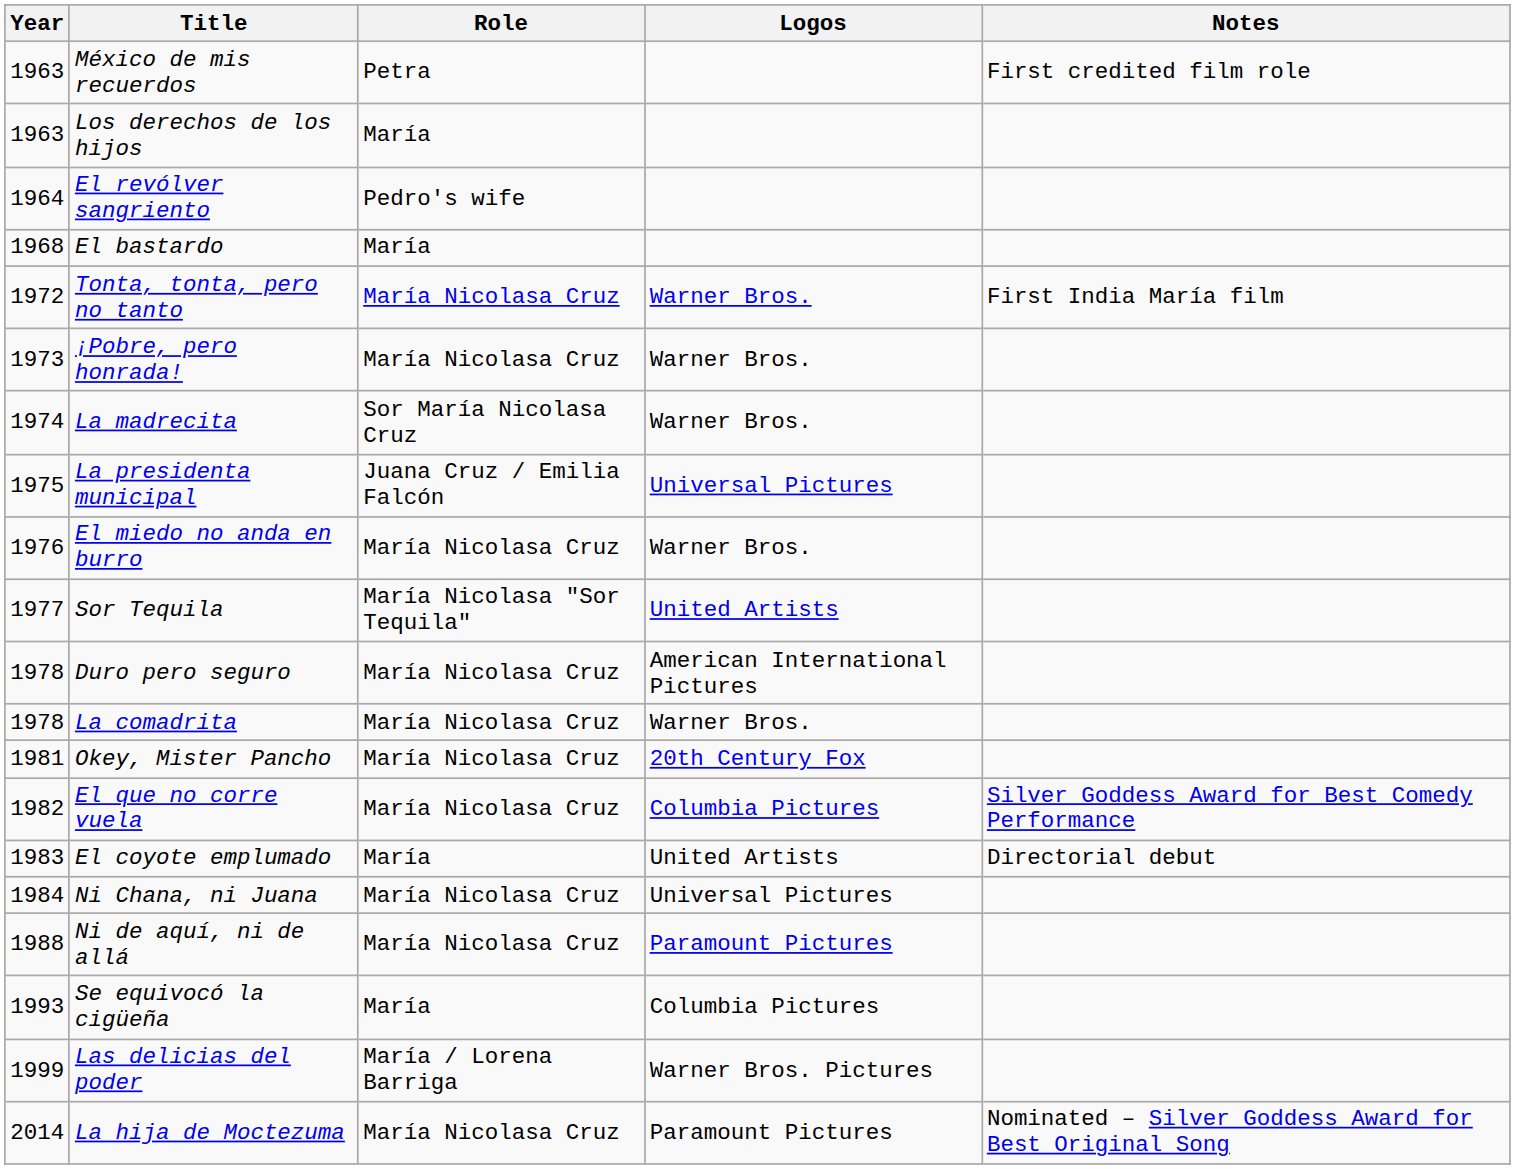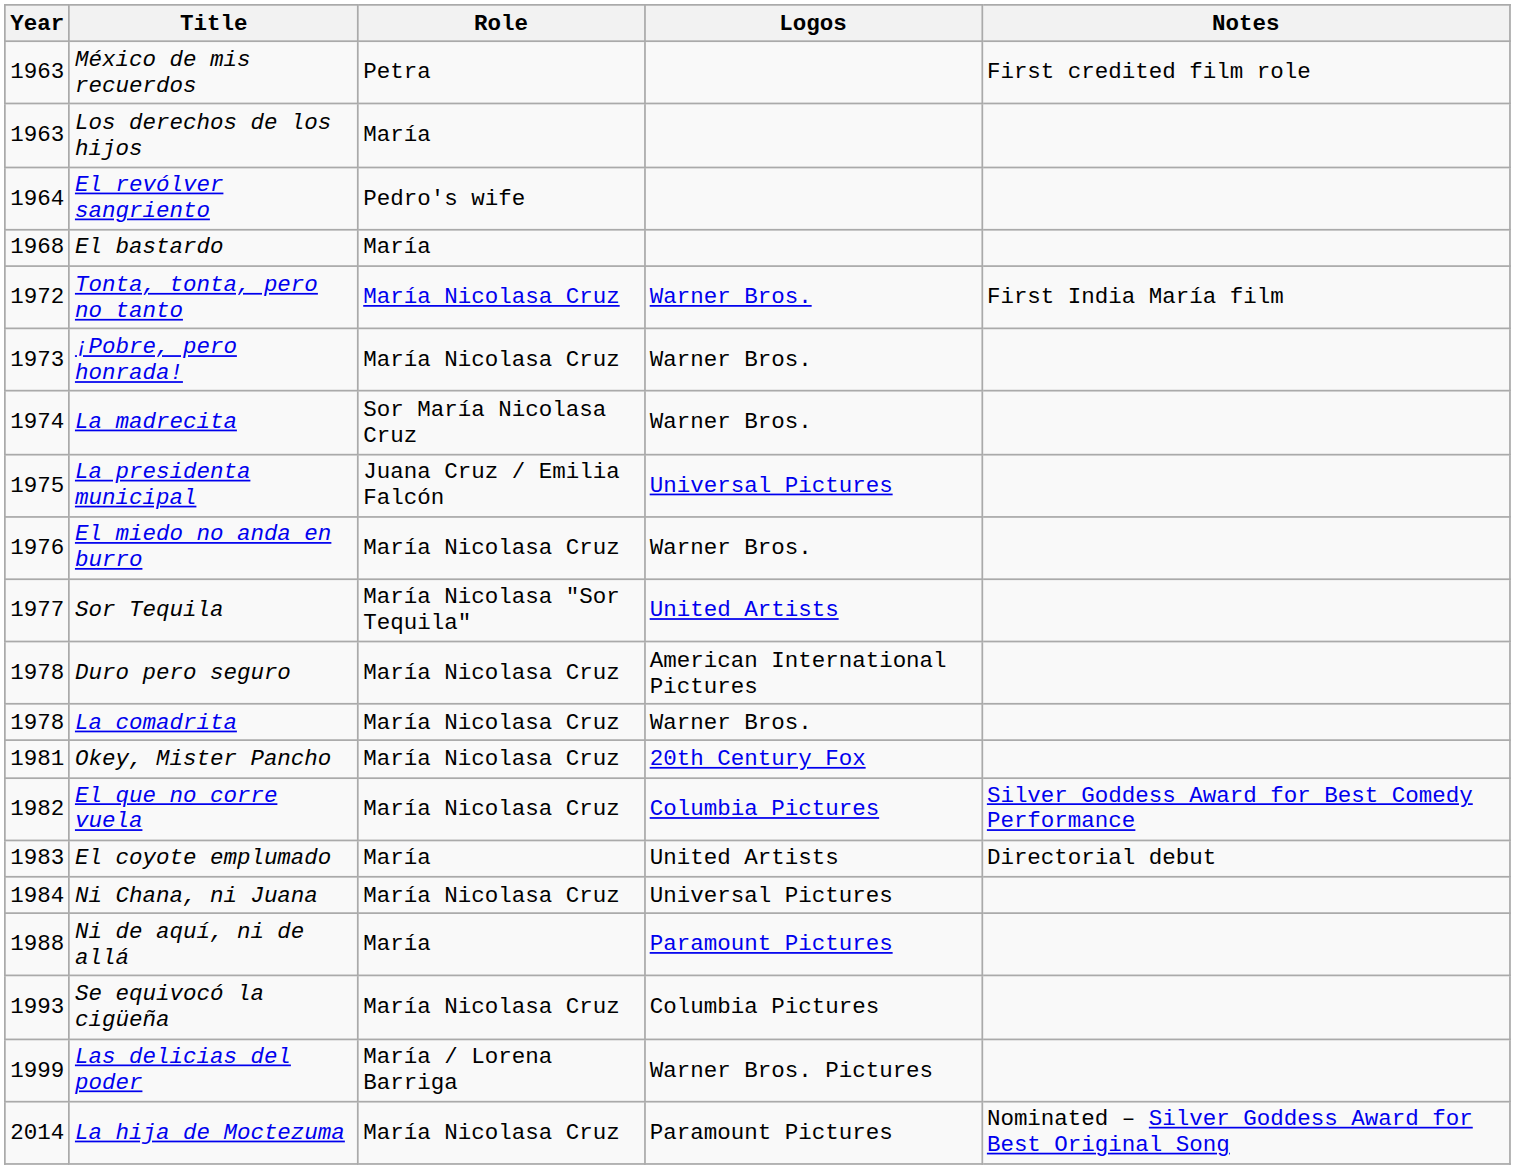(491, 945) María Nicolasa Cruz -> (397, 945) María
(397, 1007) María -> (491, 1007) María Nicolasa Cruz
